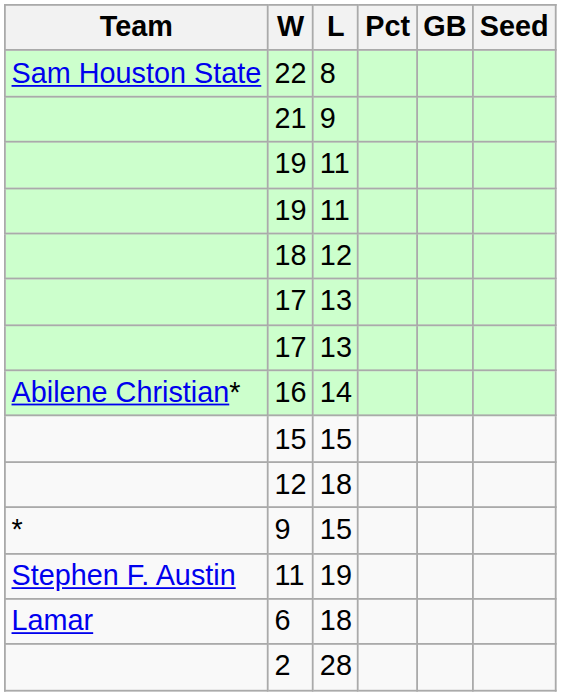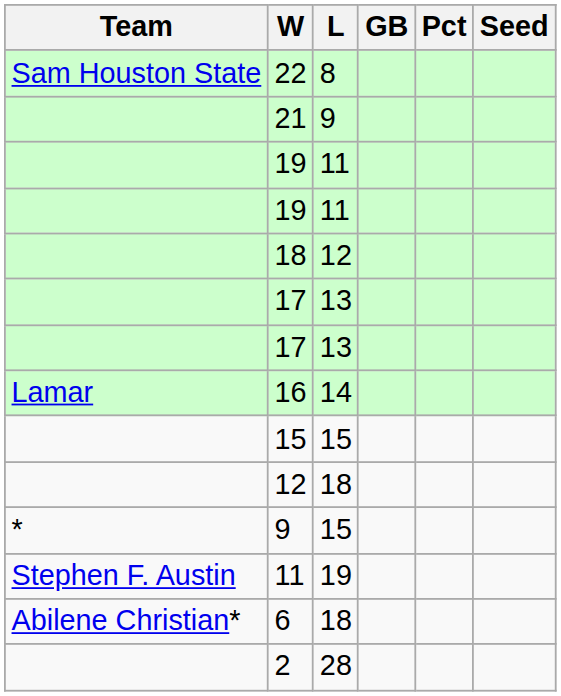columns swapped: (388, 27) <-> (445, 27)
(126, 392) Abilene Christian* -> (52, 392) Lamar
(52, 621) Lamar -> (126, 621) Abilene Christian*
